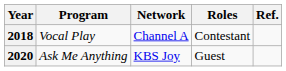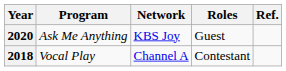rows swapped: (20, 35) <-> (20, 55)
